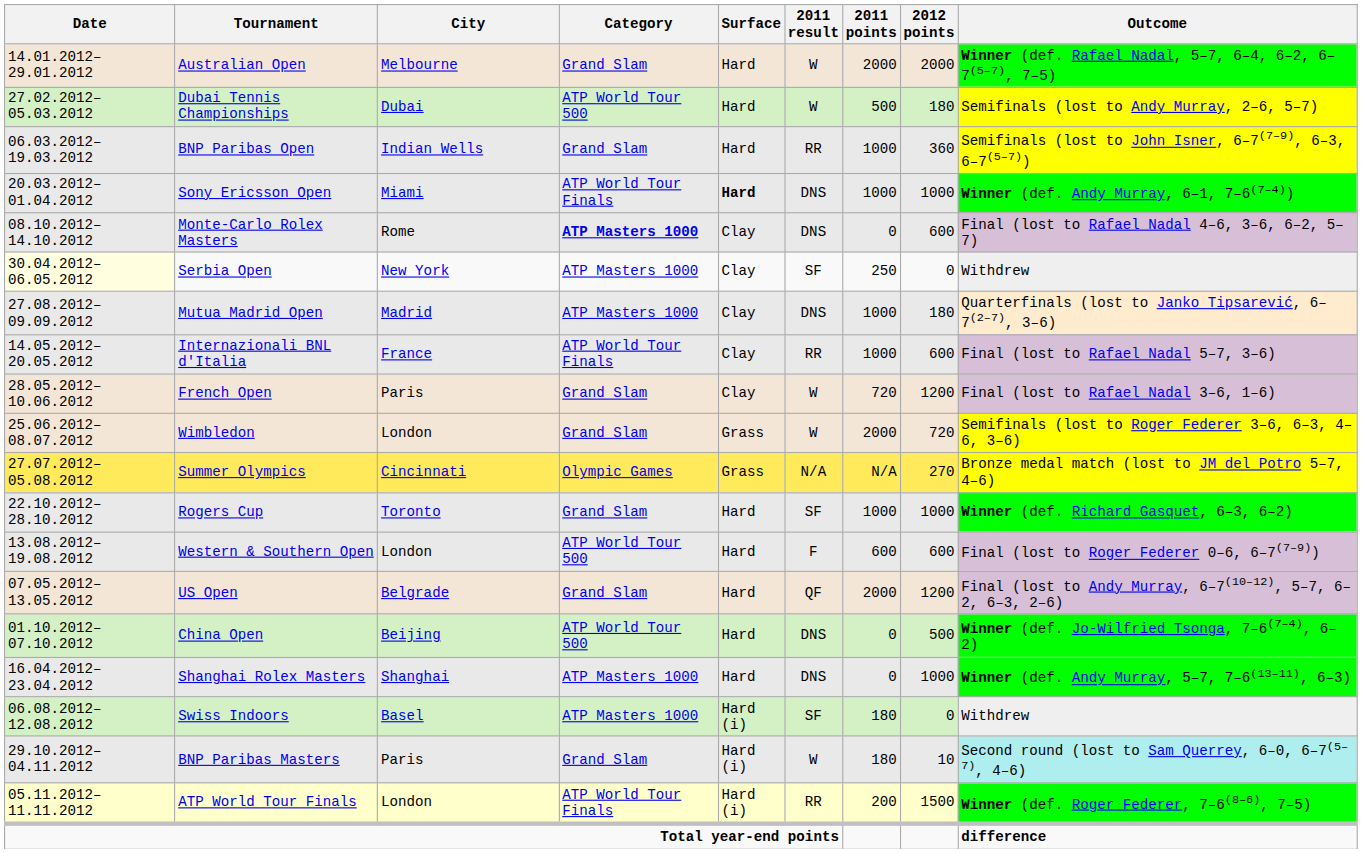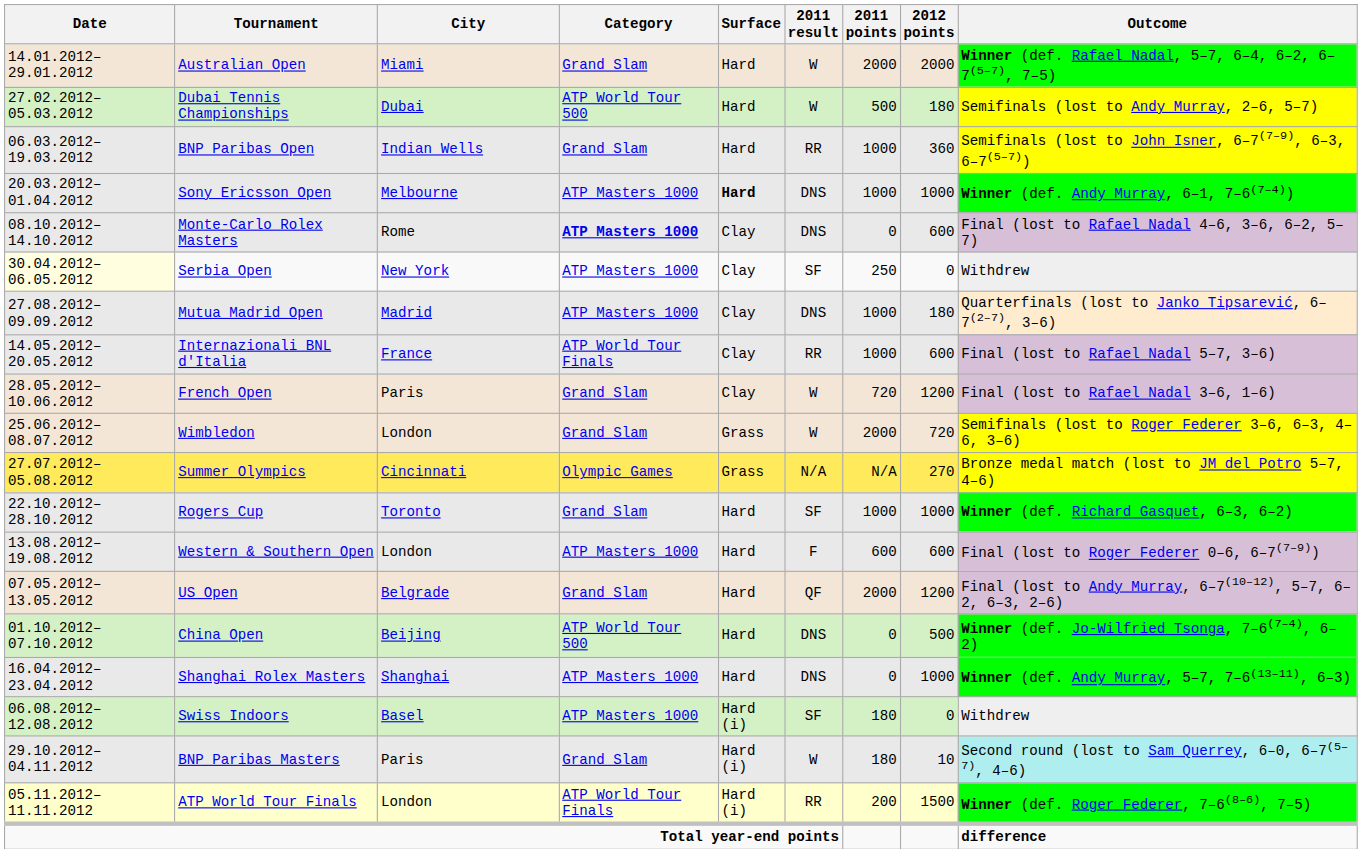(419, 66) Melbourne -> (402, 66) Miami
(402, 193) Miami -> (419, 193) Melbourne
(622, 193) ATP World Tour Finals -> (630, 193) ATP Masters 1000
(622, 552) ATP World Tour 500 -> (630, 552) ATP Masters 1000
